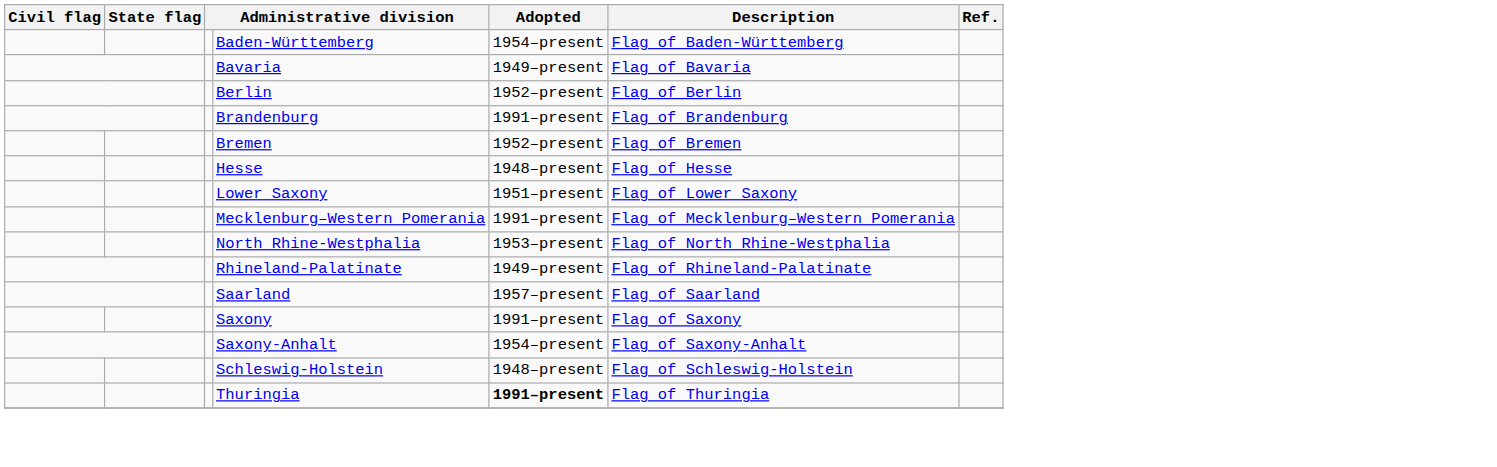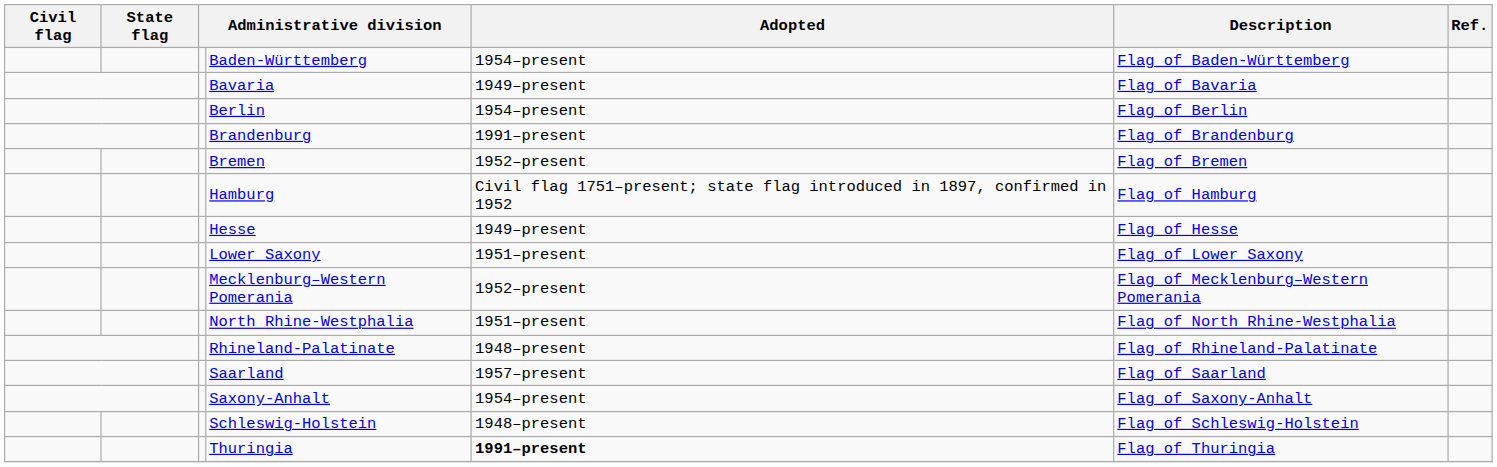(548, 93) 1952–present -> (531, 111) 1954–present
+ row: (242, 195)
(548, 168) 1948–present -> (531, 229) 1949–present
(548, 219) 1991–present -> (531, 289) 1952–present
(548, 244) 1953–present -> (531, 323) 1951–present
(548, 269) 1949–present -> (531, 348) 1948–present
- row: (244, 320)
